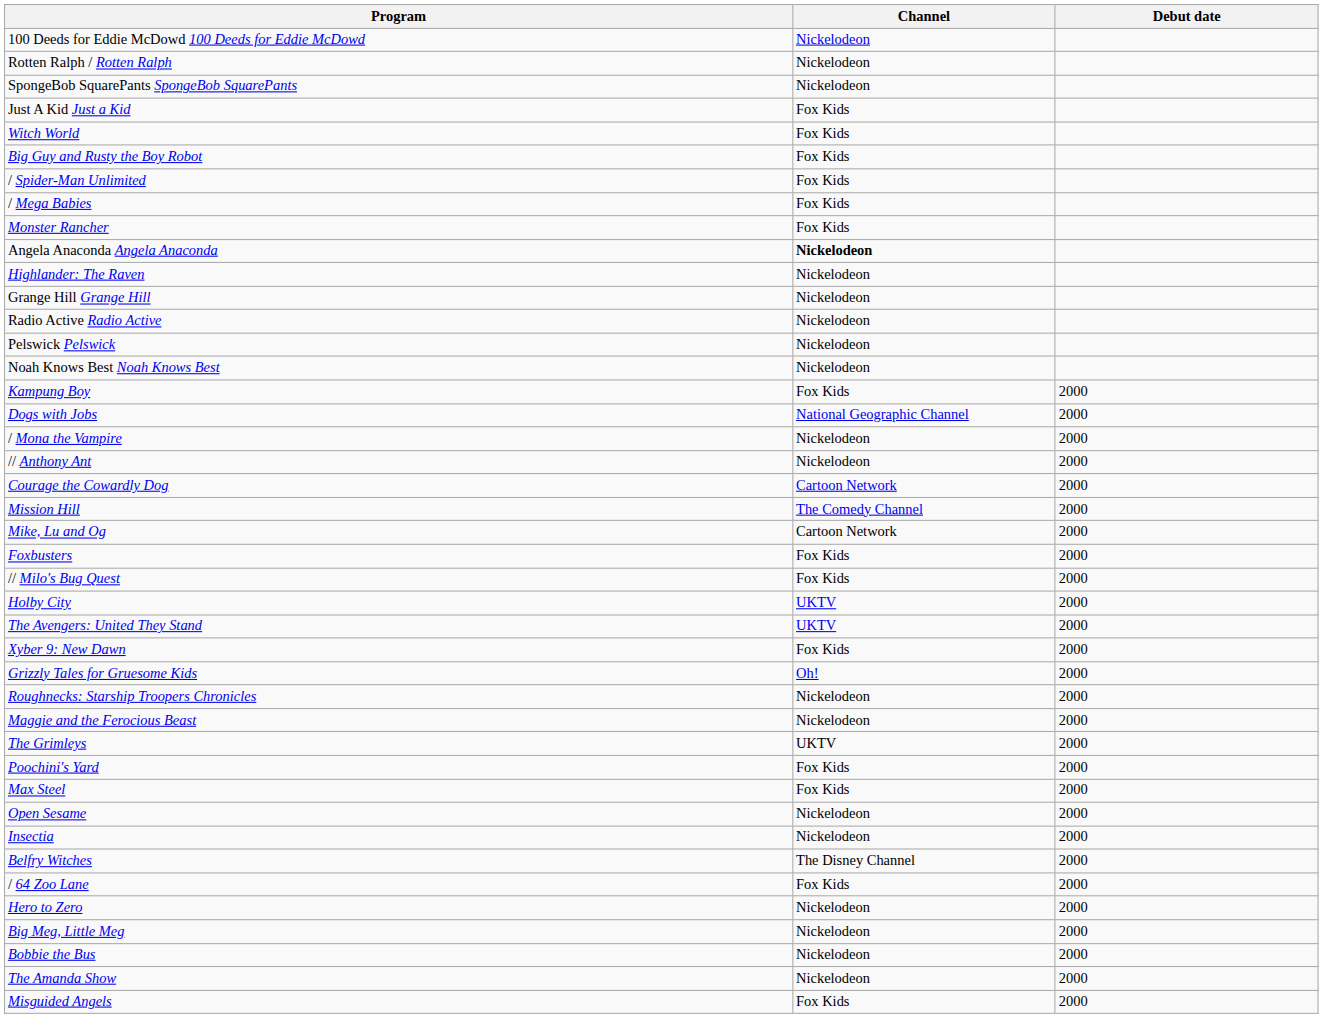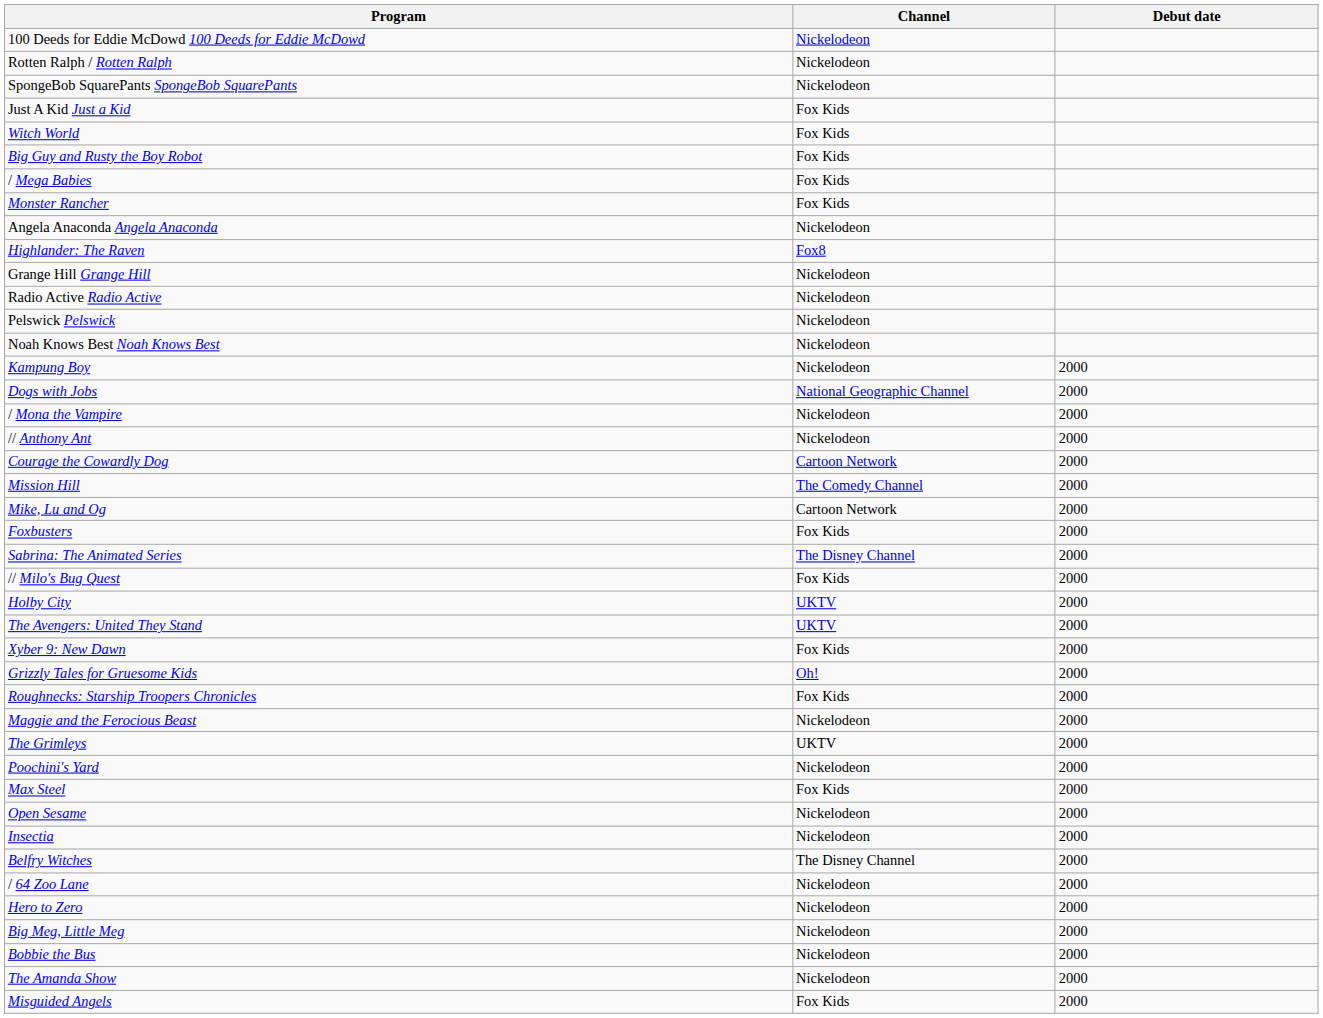- row: (77, 180)
(834, 250) bold -> (833, 227) normal
(833, 274) Nickelodeon -> (811, 250) Fox8
(823, 391) Fox Kids -> (833, 368) Nickelodeon
+ row: (95, 555)
(833, 696) Nickelodeon -> (823, 696) Fox Kids
(823, 767) Fox Kids -> (833, 767) Nickelodeon
(823, 884) Fox Kids -> (833, 884) Nickelodeon
